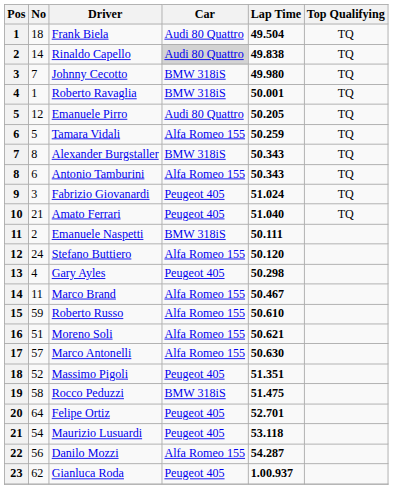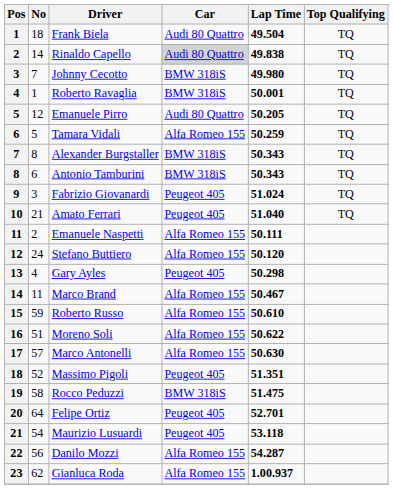(205, 173) Alfa Romeo 155 -> (195, 173) BMW 318iS
(195, 233) BMW 318iS -> (205, 233) Alfa Romeo 155
(267, 333) 50.621 -> (267, 333) 50.622
(194, 473) Peugeot 405 -> (205, 473) Alfa Romeo 155
